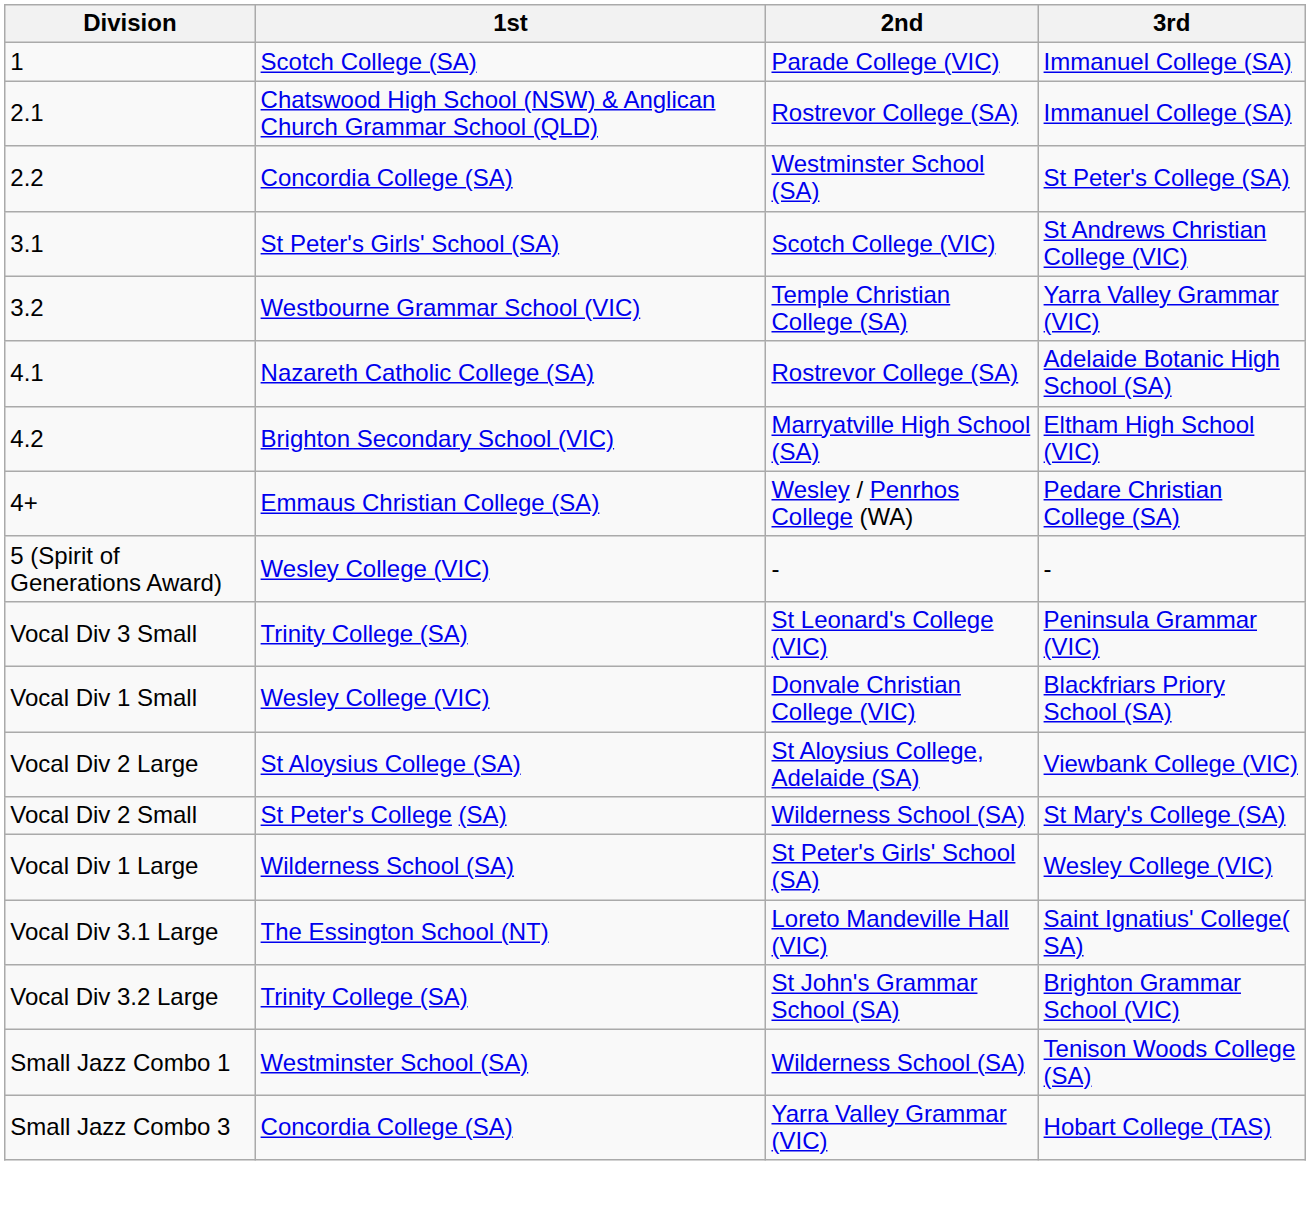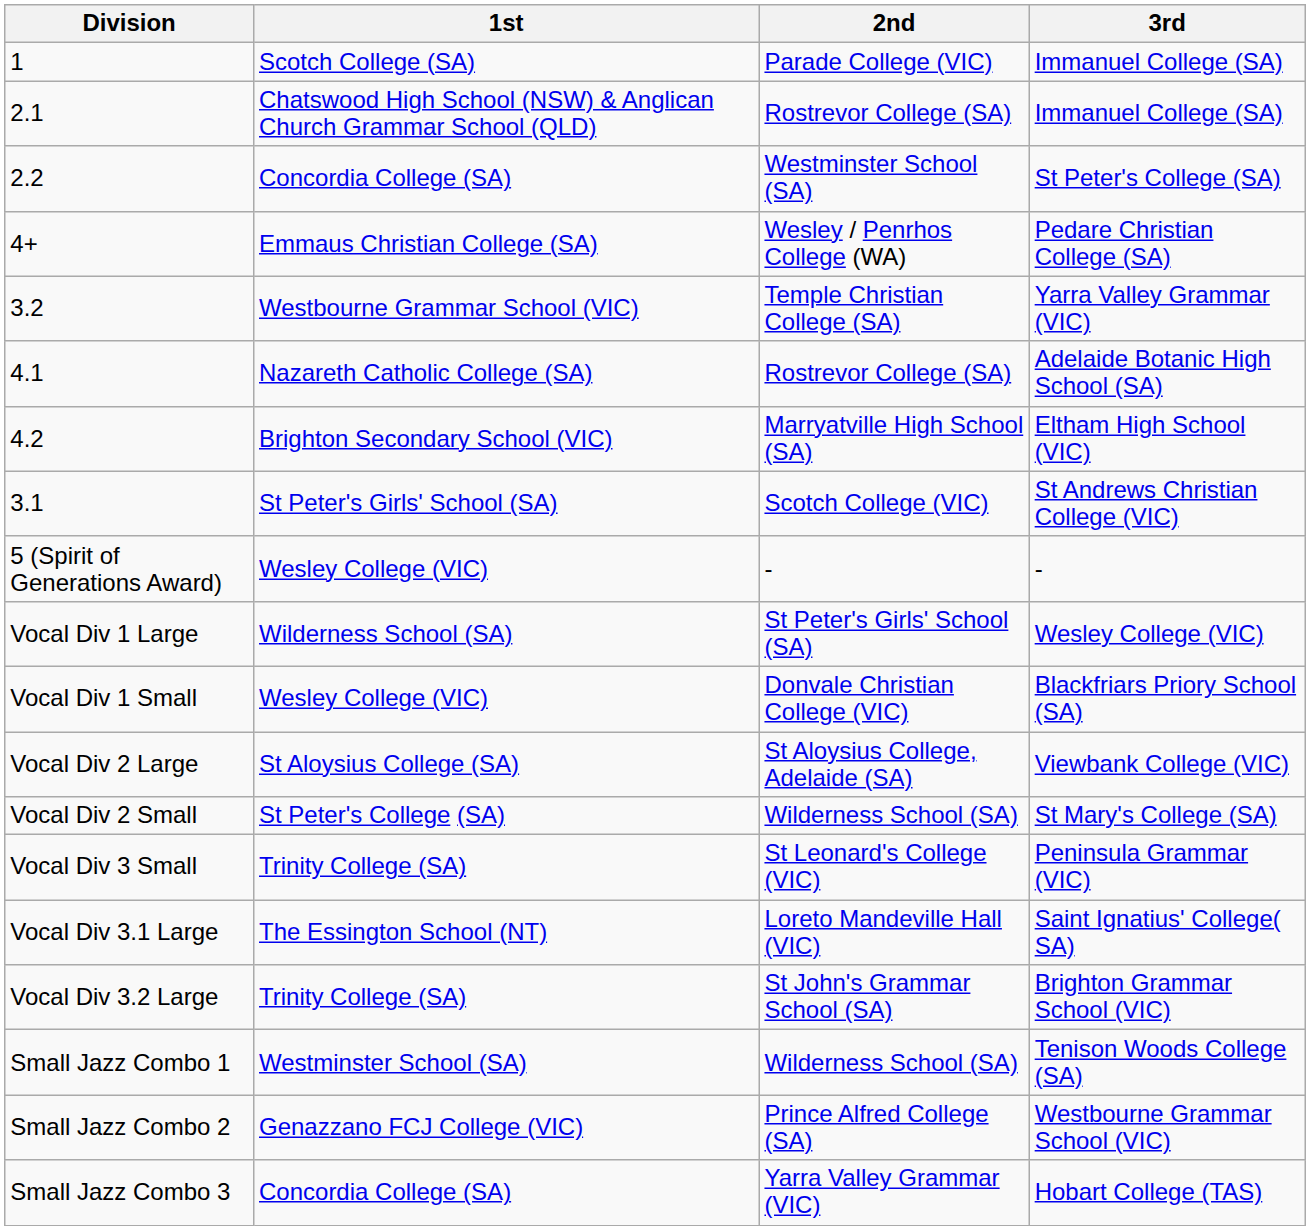rows swapped: (27, 243) <-> (24, 503)
rows swapped: (104, 866) <-> (104, 633)
+ row: (120, 1127)
